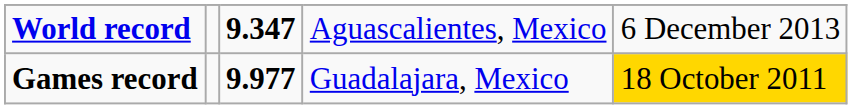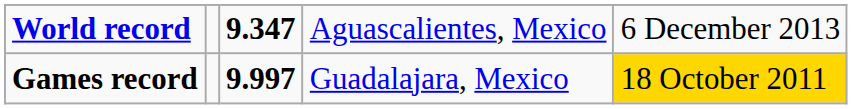(261, 77) 9.977 -> (261, 77) 9.997
